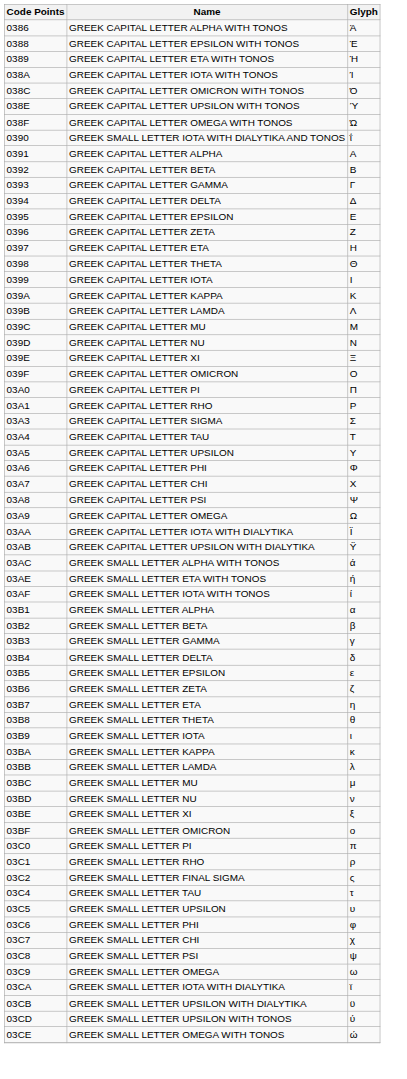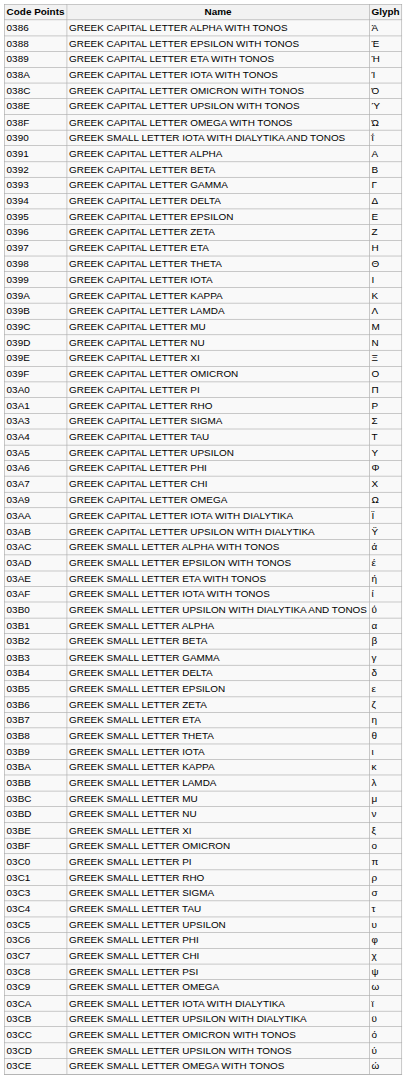- row: (138, 500)
+ row: (180, 563)
+ row: (218, 610)
- row: (157, 877)
+ row: (142, 893)
+ row: (182, 1034)
